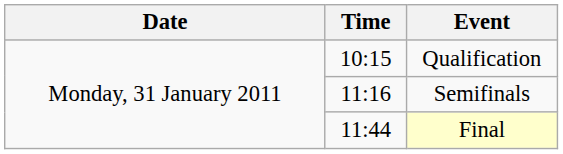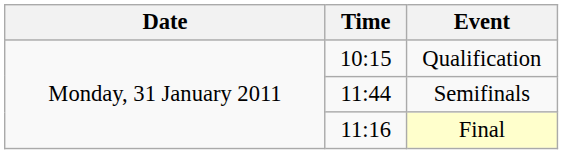(366, 93) 11:16 -> (366, 93) 11:44
(366, 129) 11:44 -> (366, 129) 11:16
